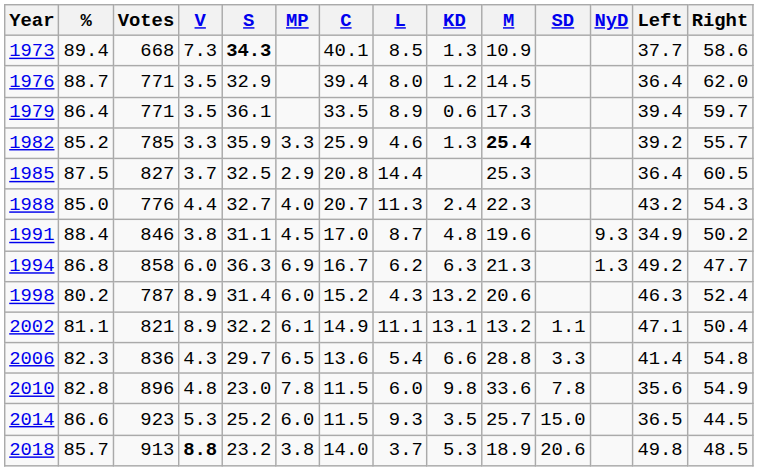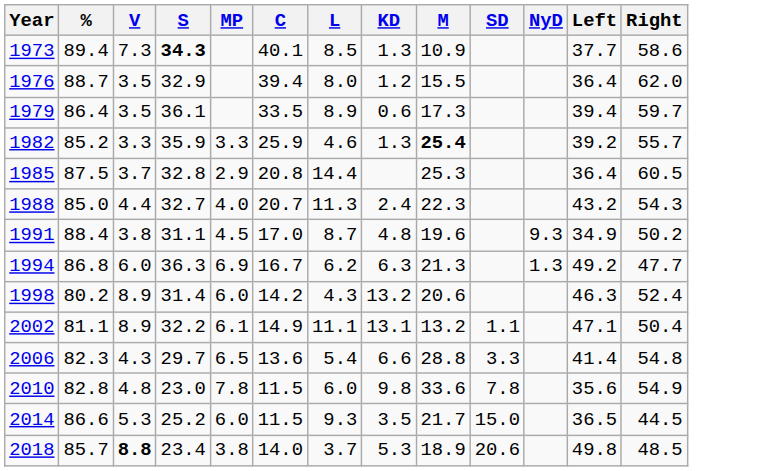- column: (146, 20)
(509, 82) 14.5 -> (443, 82) 15.5
(249, 174) 32.5 -> (183, 174) 32.8
(346, 297) 15.2 -> (280, 297) 14.2
(509, 419) 25.7 -> (443, 419) 21.7
(249, 450) 23.2 -> (183, 450) 23.4
